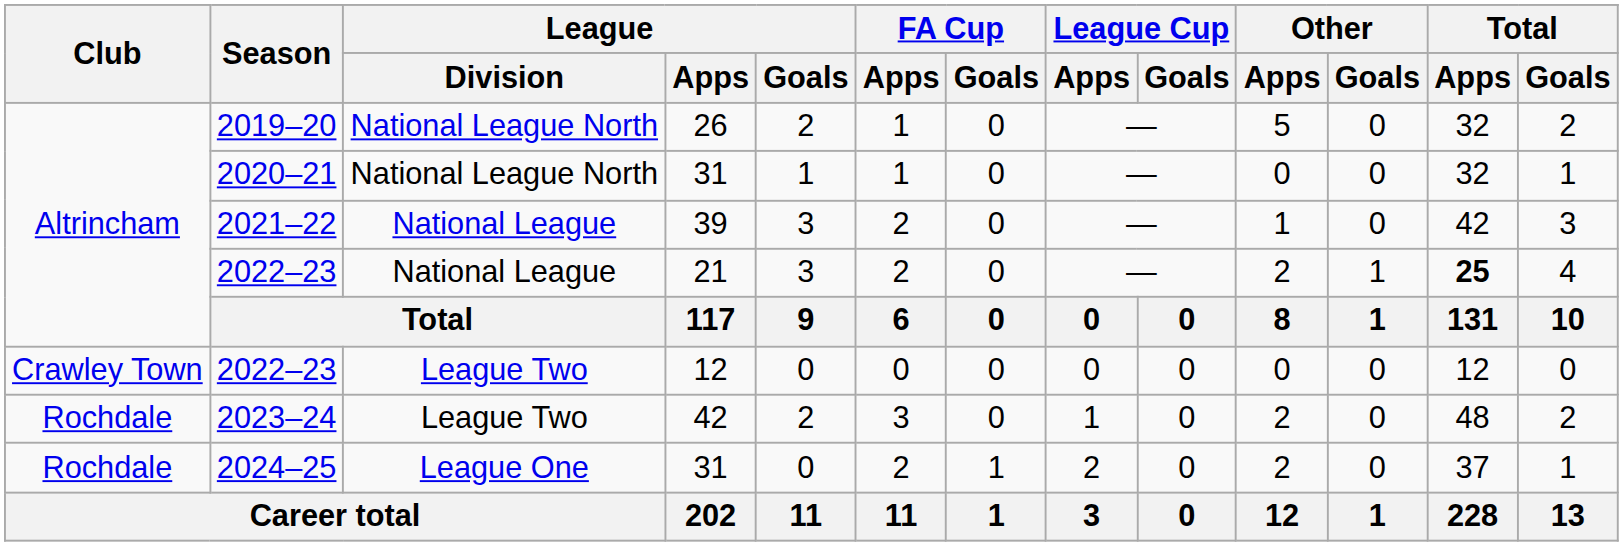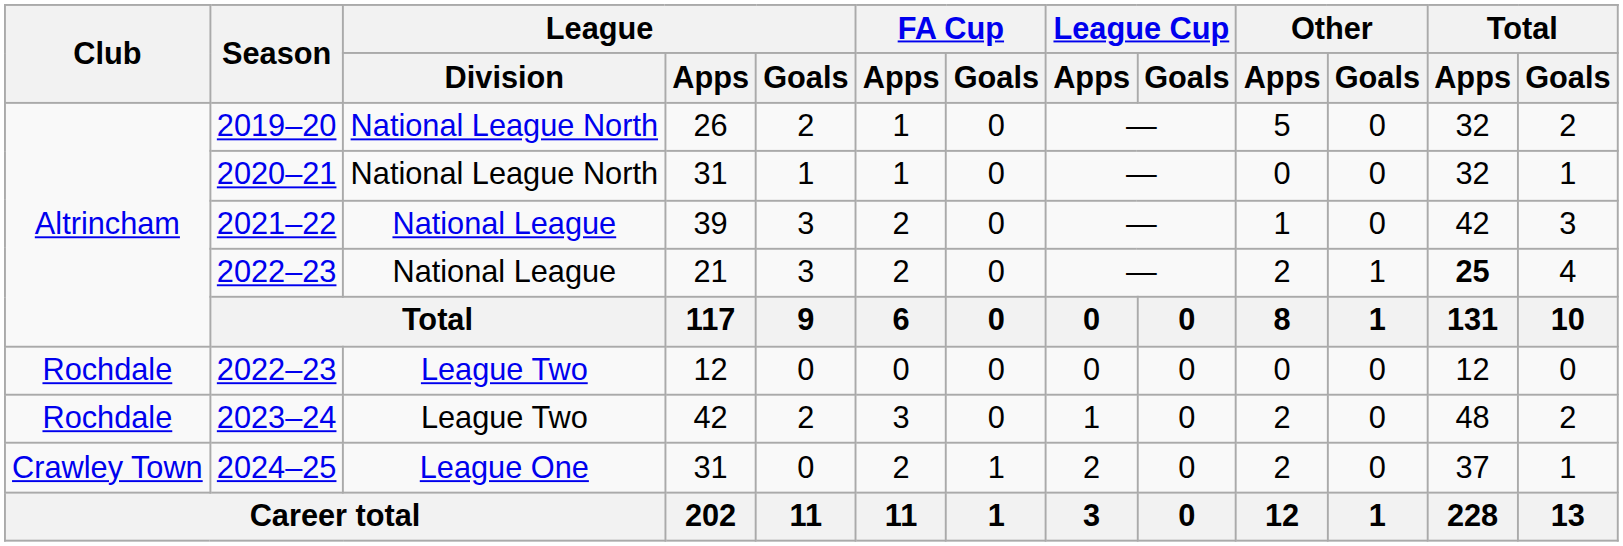(107, 369) Crawley Town -> (107, 369) Rochdale
(107, 467) Rochdale -> (107, 467) Crawley Town
